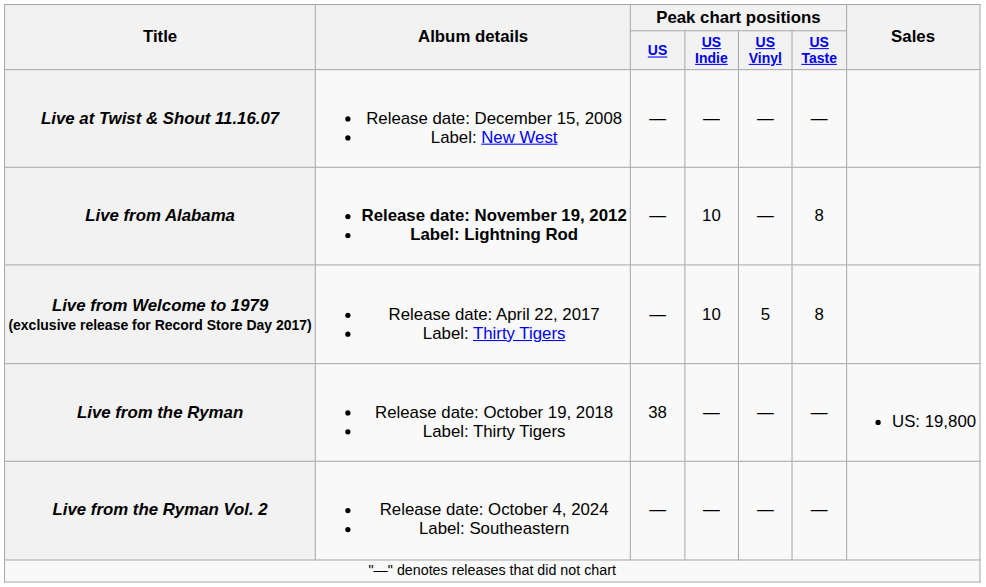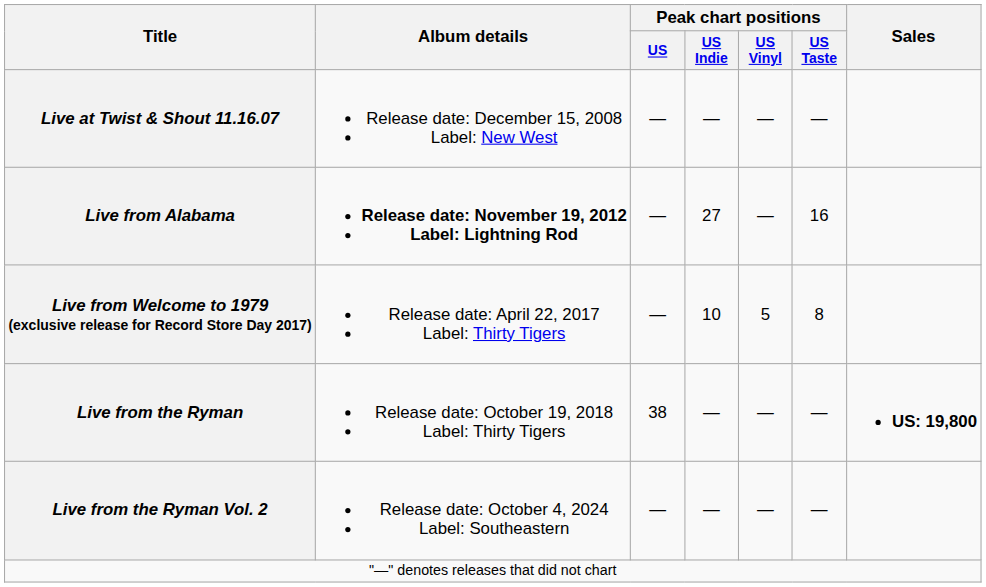(711, 216) 10 -> (711, 216) 27
(819, 216) 8 -> (819, 216) 16
(913, 422) normal -> (913, 422) bold
